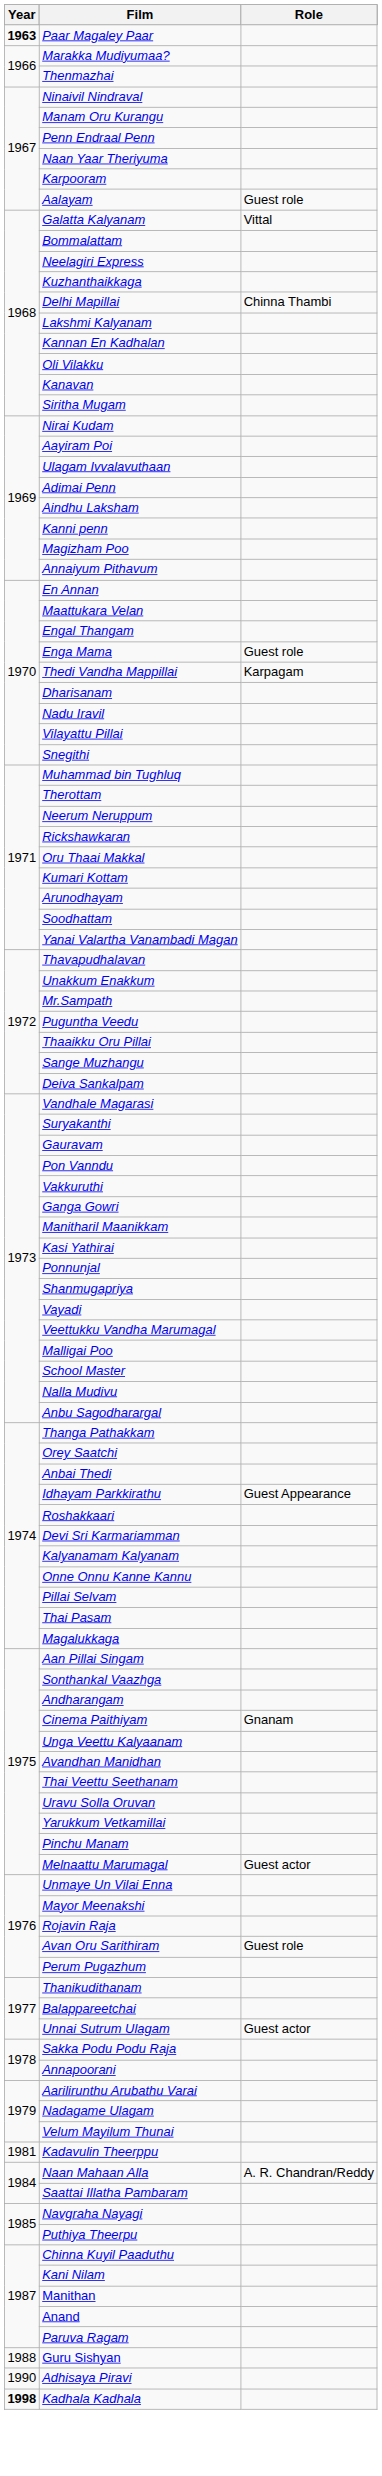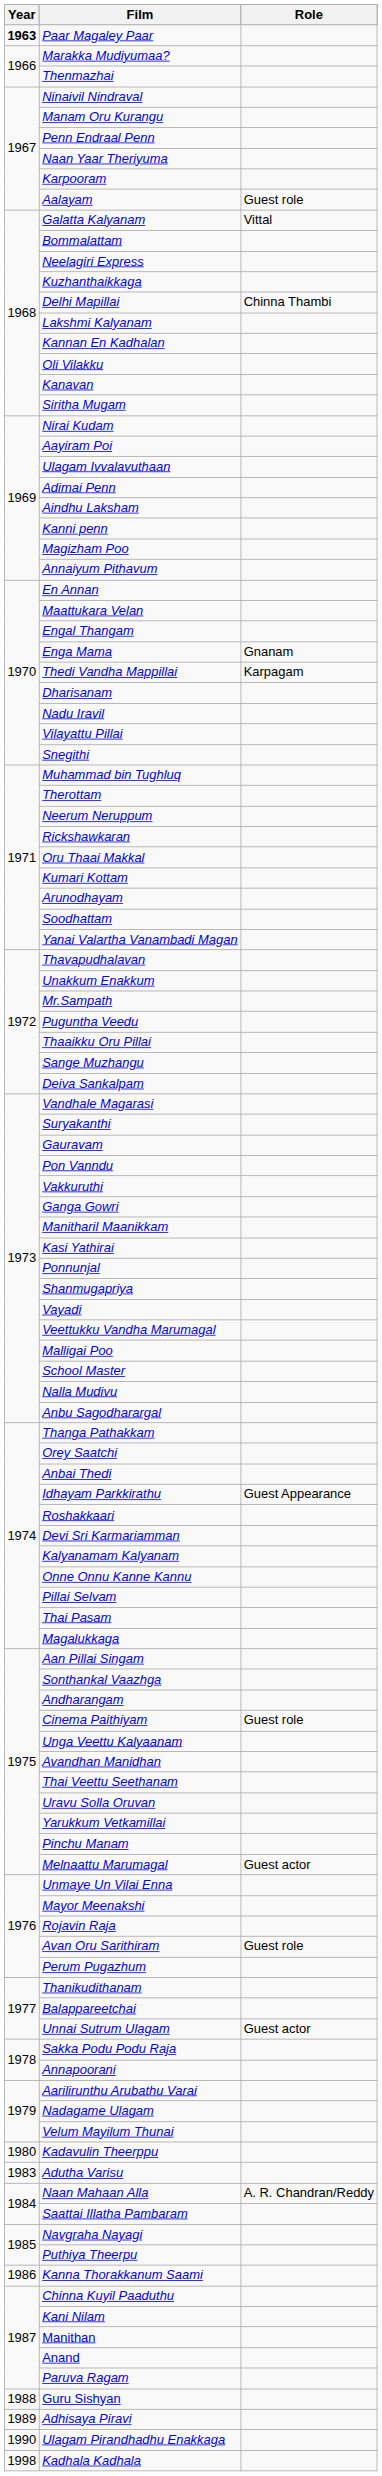(274, 651) Guest role -> (269, 651) Gnanam
(269, 1720) Gnanam -> (274, 1720) Guest role
(22, 2152) 1981 -> (22, 2152) 1980
+ row: (83, 2172)
+ row: (123, 2275)
(22, 2378) 1990 -> (22, 2419) 1989
+ row: (134, 2440)
(22, 2399) bold -> (22, 2460) normal
